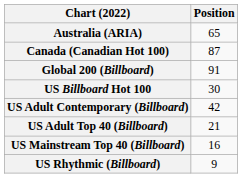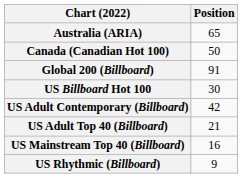(214, 51) 87 -> (214, 51) 50
